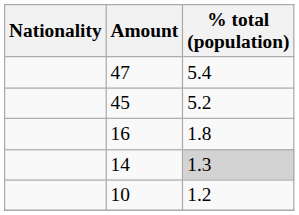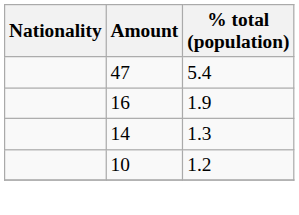- row: (120, 103)
(199, 133) 1.8 -> (199, 103) 1.9
(199, 164) lightgrey background -> (199, 133) no background
